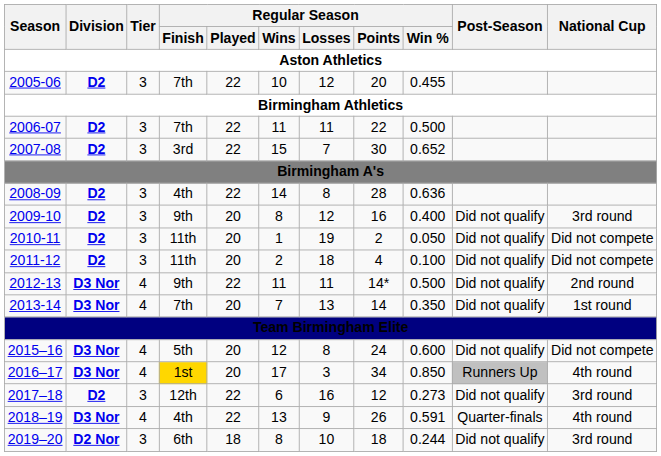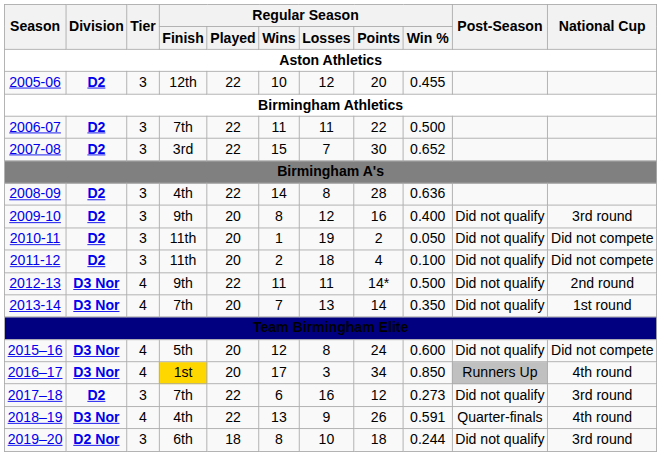(183, 82) 7th -> (183, 82) 12th
(183, 395) 12th -> (183, 395) 7th
